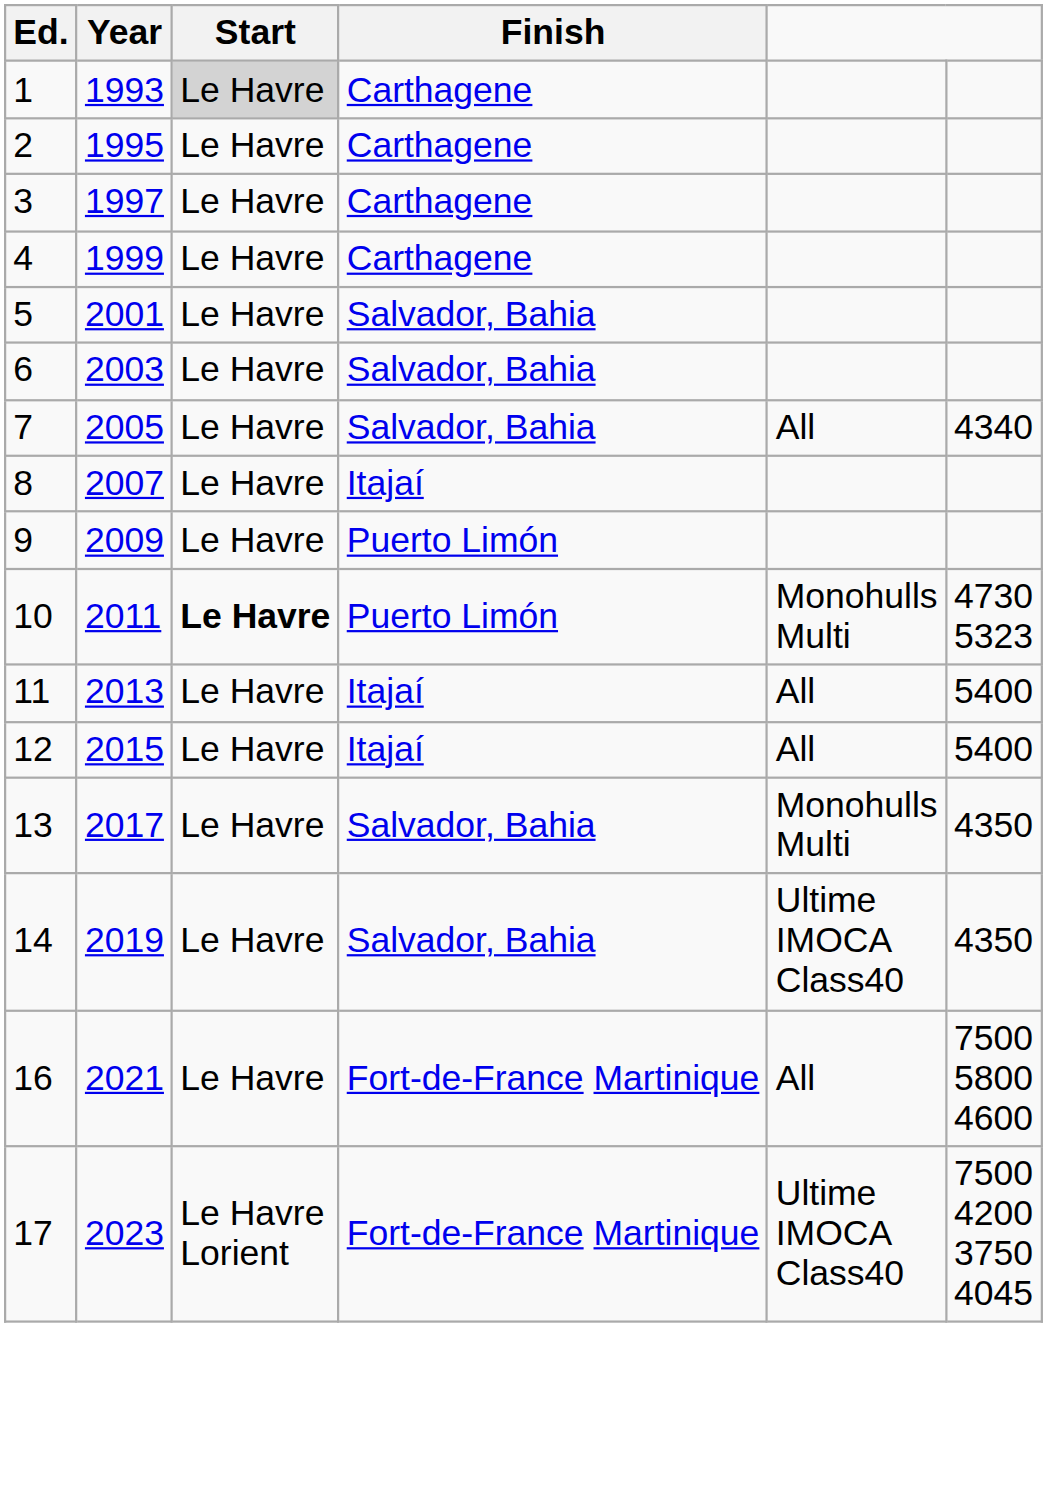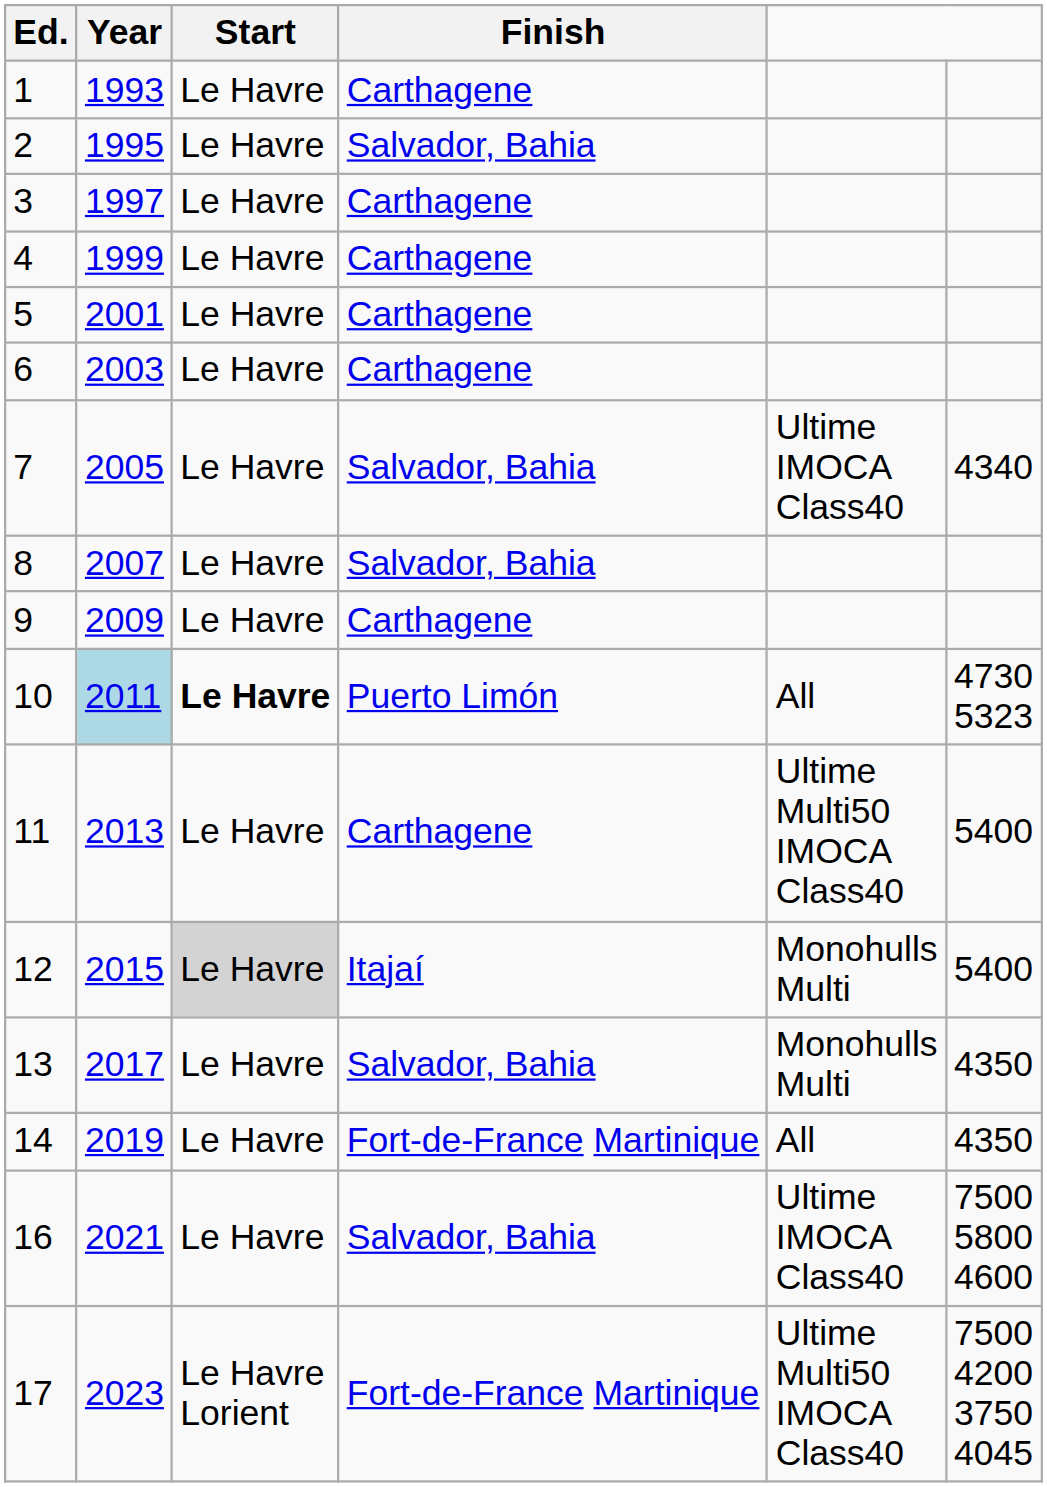(252, 88) lightgrey background -> (252, 88) no background
(440, 145) Carthagene -> (471, 145) Salvador, Bahia
(471, 314) Salvador, Bahia -> (440, 314) Carthagene
(471, 370) Salvador, Bahia -> (440, 370) Carthagene
(795, 426) All -> (840, 466) Ultime IMOCA Class40
(385, 483) Itajaí -> (471, 563) Salvador, Bahia
(452, 539) Puerto Limón -> (440, 619) Carthagene
(123, 615) no background -> (123, 695) lightblue background
(857, 615) Monohulls Multi -> (795, 695) All
(385, 692) Itajaí -> (440, 832) Carthagene
(795, 692) All -> (840, 832) Ultime Multi50 IMOCA Class40
(252, 748) no background -> (252, 968) lightgrey background
(795, 748) All -> (857, 968) Monohulls Multi
(471, 941) Salvador, Bahia -> (553, 1141) Fort-de-France Martinique
(840, 941) Ultime IMOCA Class40 -> (795, 1141) All
(553, 1077) Fort-de-France Martinique -> (471, 1237) Salvador, Bahia
(795, 1077) All -> (840, 1237) Ultime IMOCA Class40
(840, 1233) Ultime IMOCA Class40 -> (840, 1393) Ultime Multi50 IMOCA Class40
